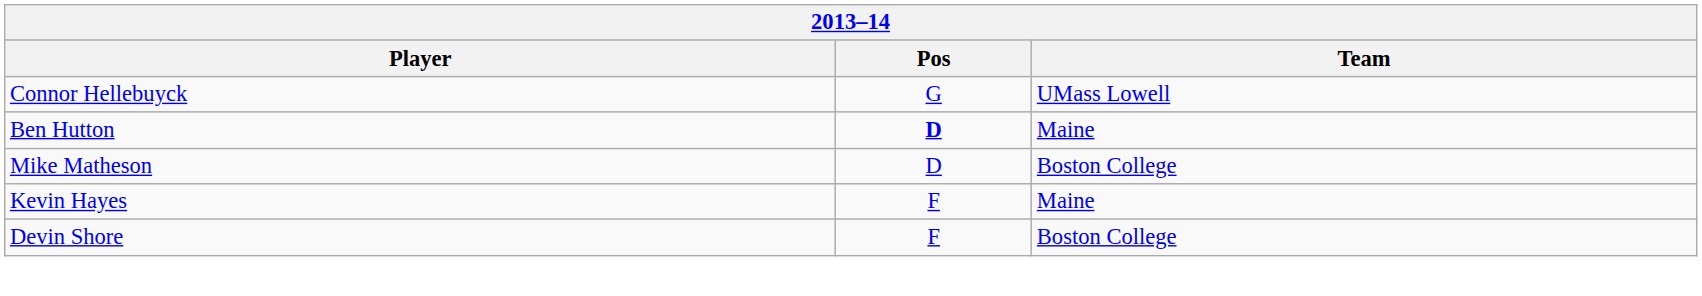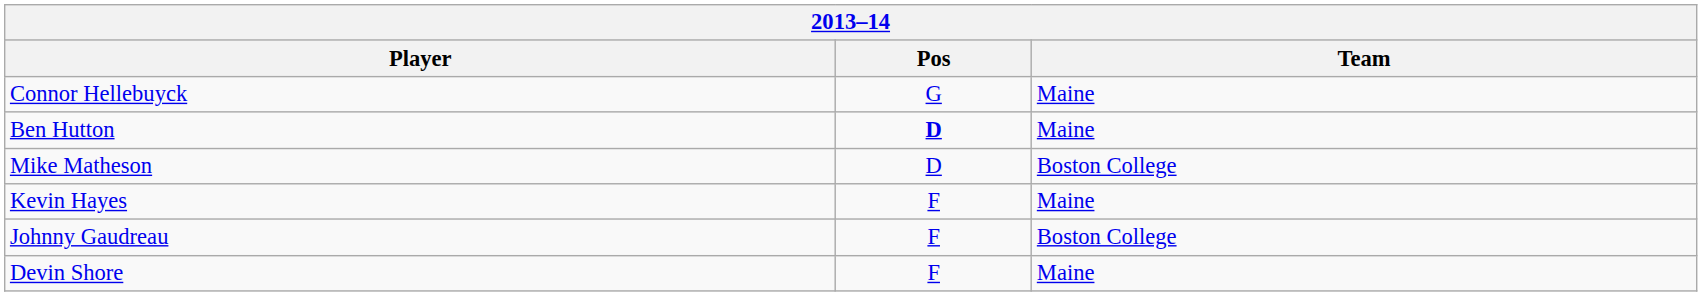(1104, 93) UMass Lowell -> (1066, 93) Maine
+ row: (89, 237)
(1107, 237) Boston College -> (1066, 272) Maine
